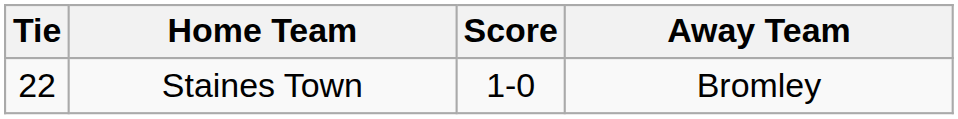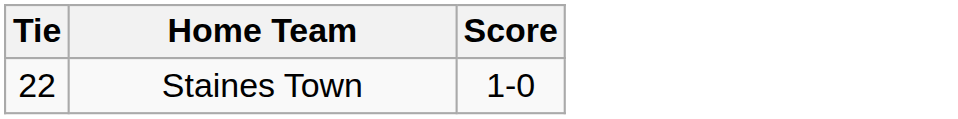- column: (759, 31)
